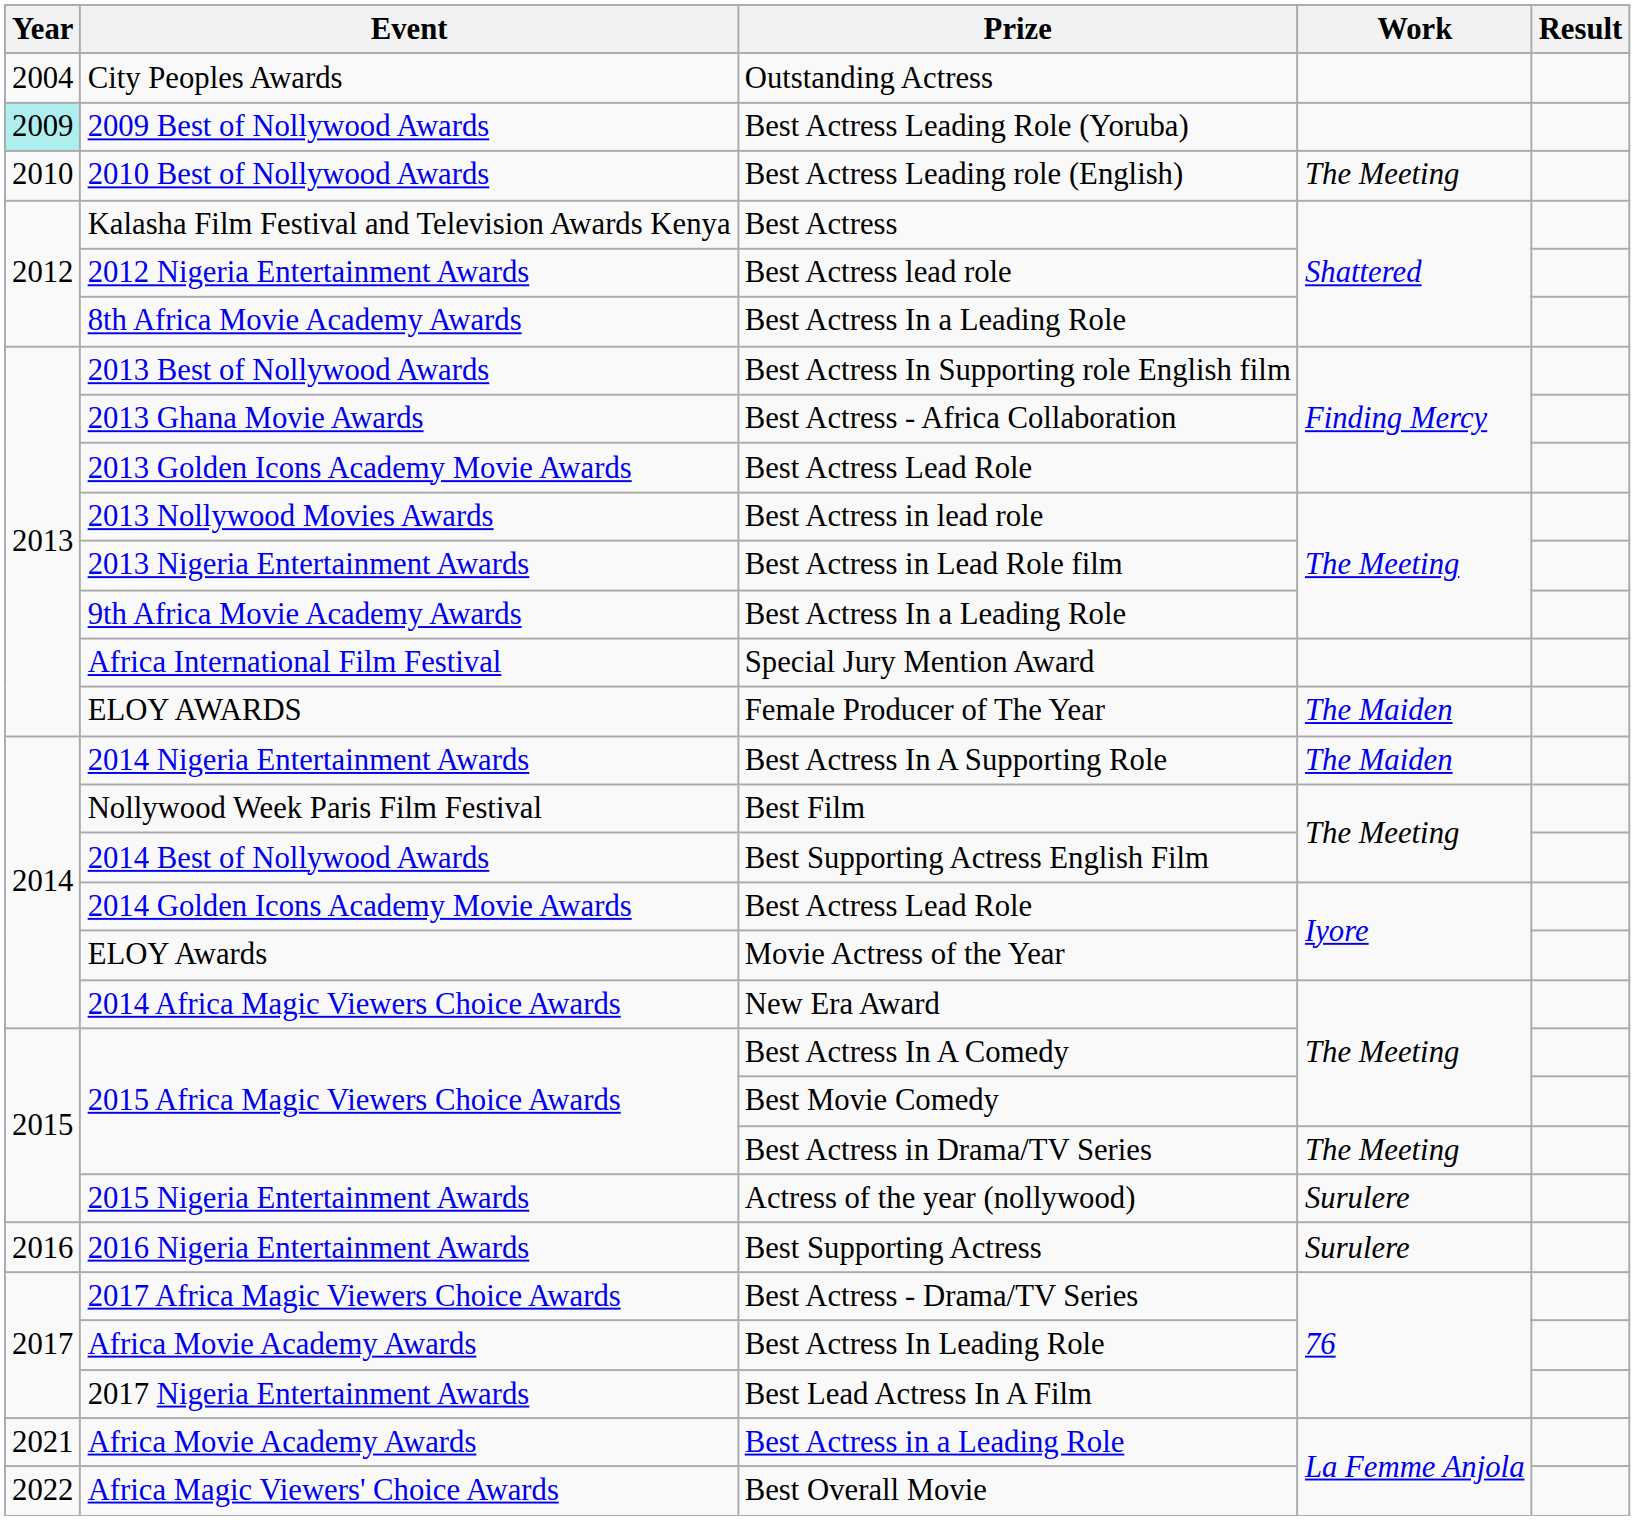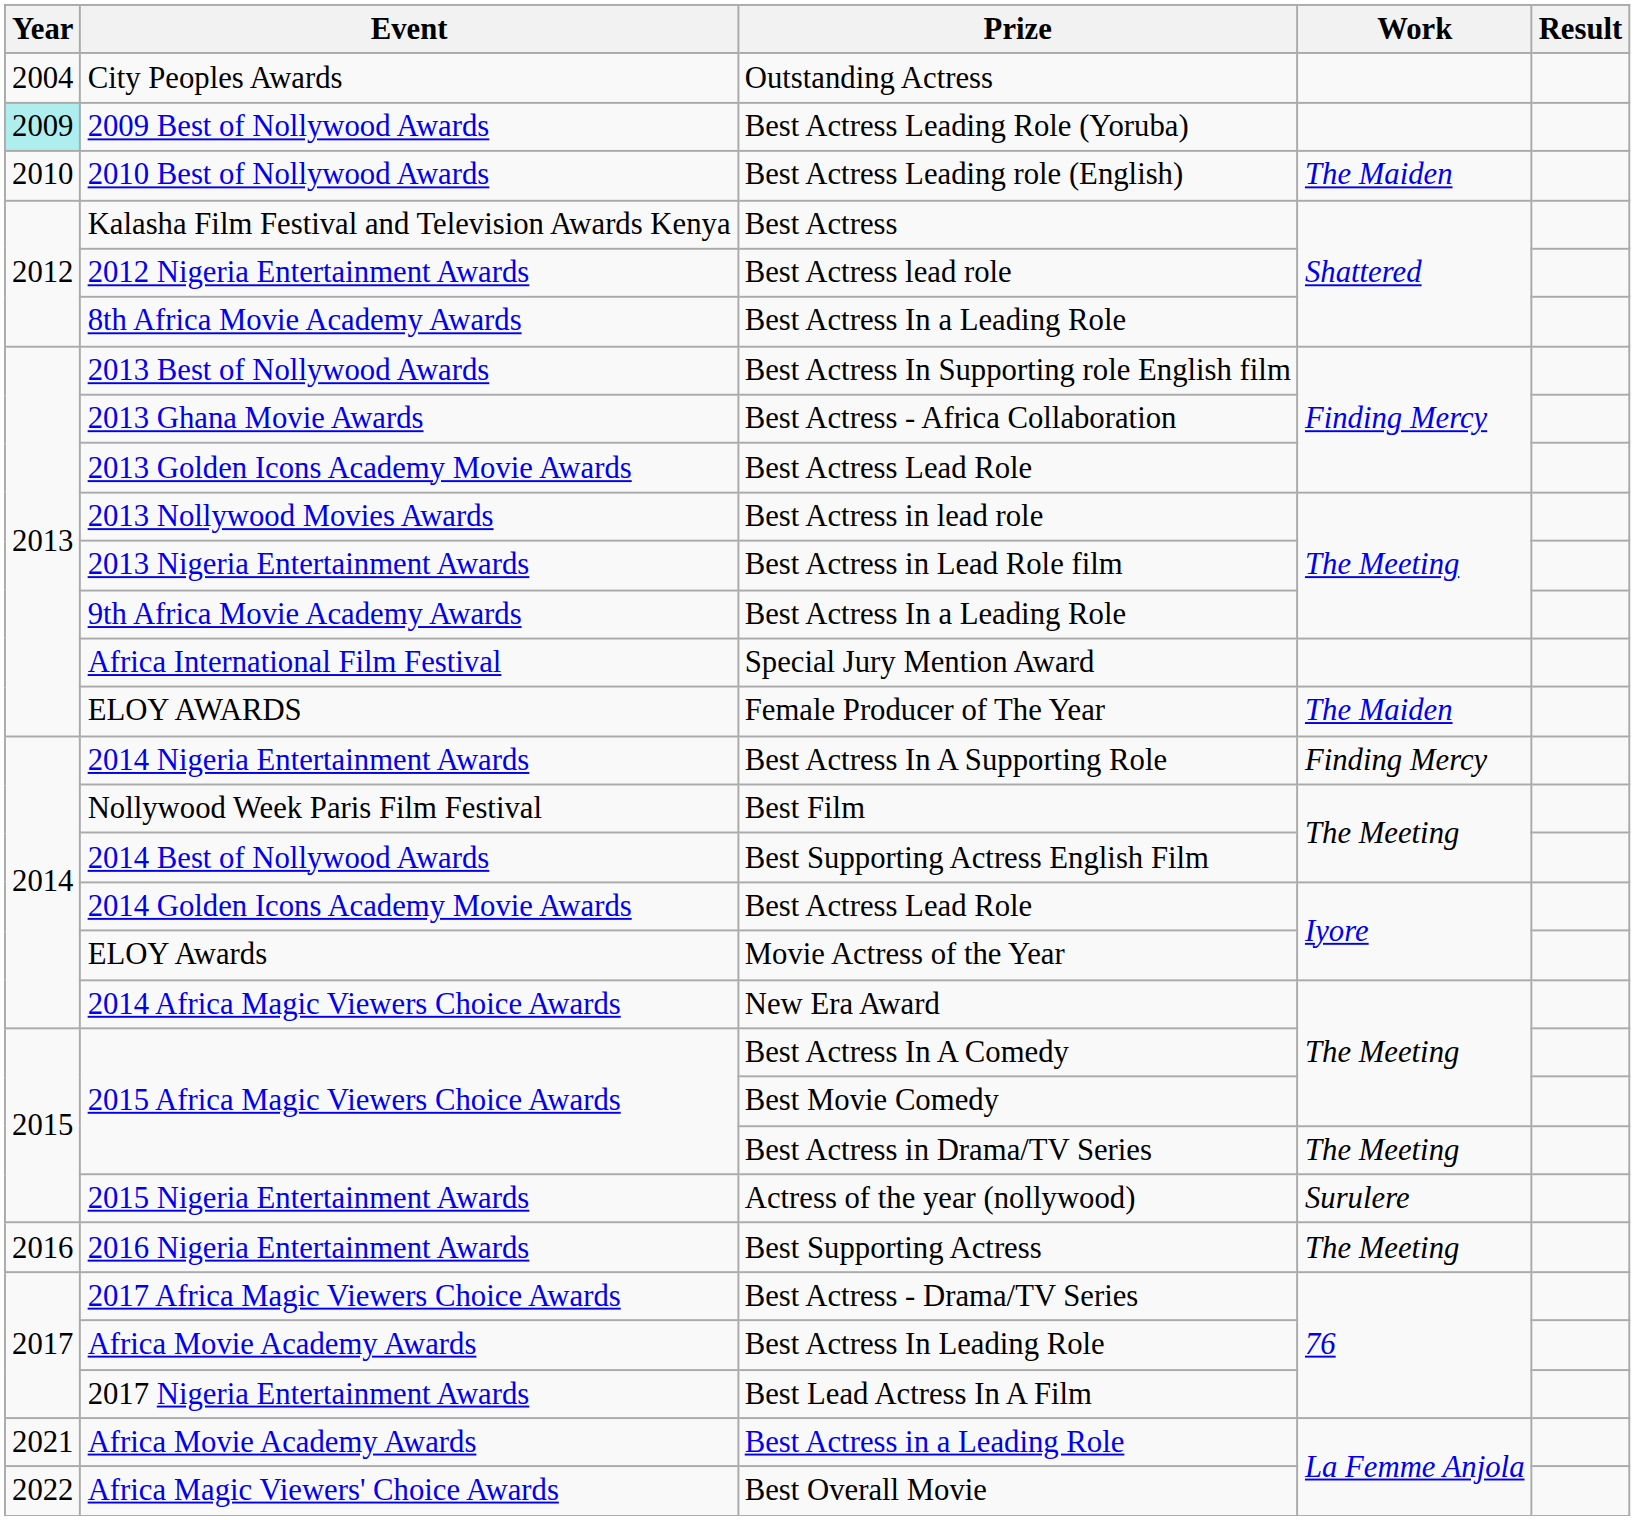(1382, 175) The Meeting -> (1379, 175) The Maiden
(1379, 759) The Maiden -> (1396, 759) Finding Mercy
(1357, 1246) Surulere -> (1382, 1246) The Meeting
